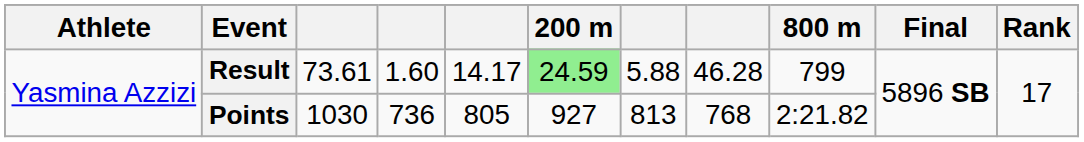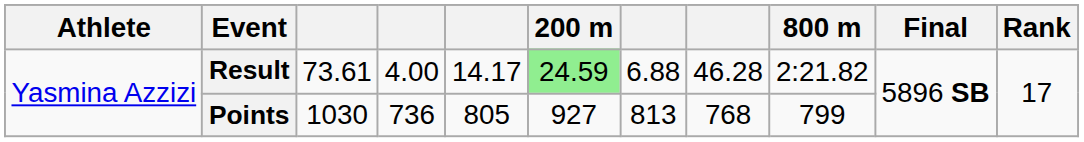(412, 71) 1.60 -> (412, 71) 4.00
(653, 71) 5.88 -> (653, 71) 6.88
(822, 71) 799 -> (822, 71) 2:21.82
(822, 115) 2:21.82 -> (822, 115) 799
